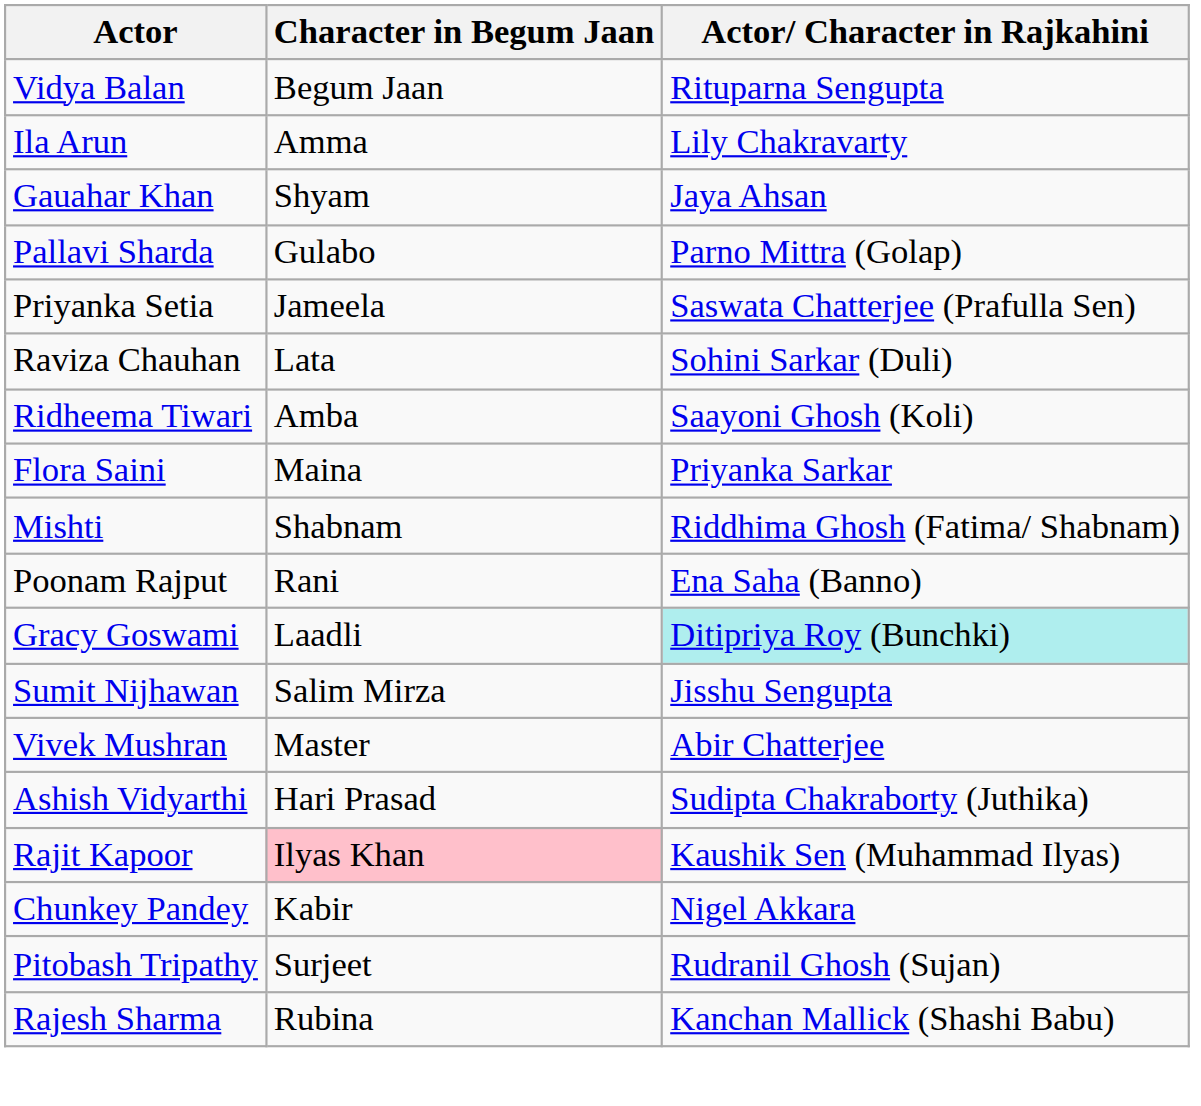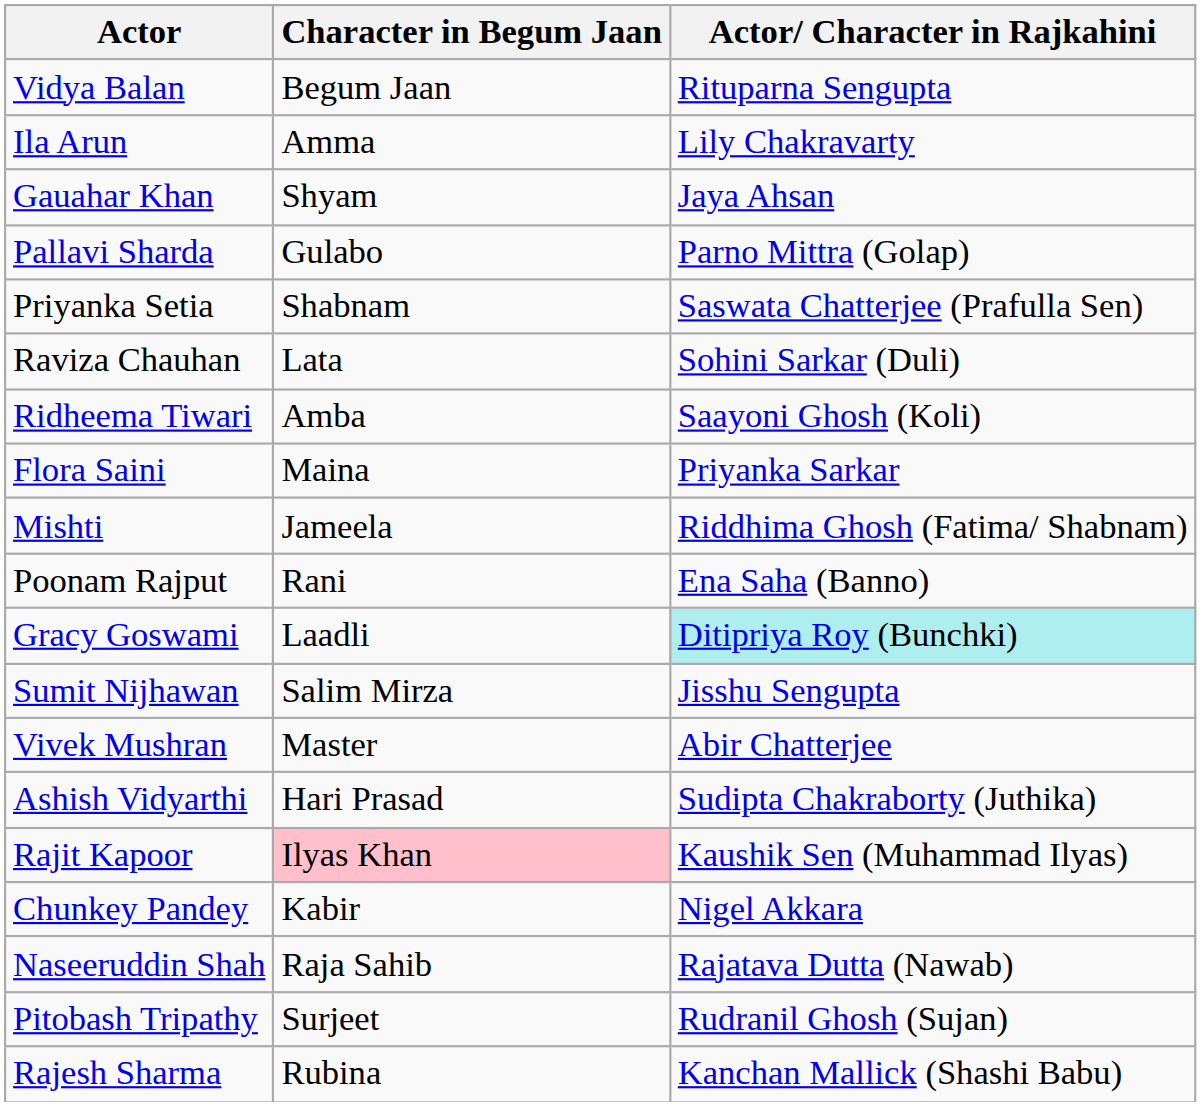(329, 305) Jameela -> (346, 305) Shabnam
(338, 525) Shabnam -> (337, 525) Jameela
+ row: (139, 963)
